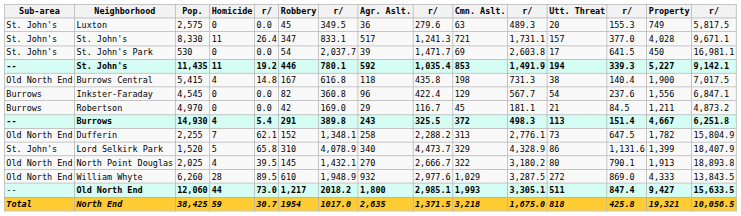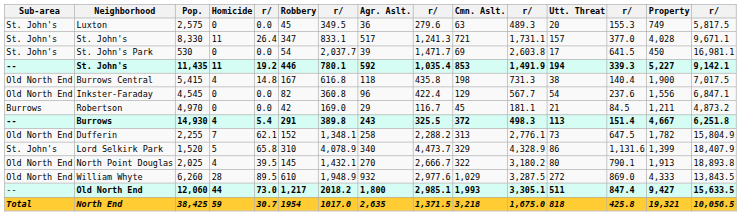(24, 94) Burrows -> (39, 94) Old North End
